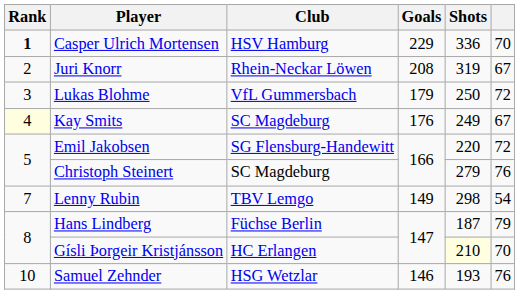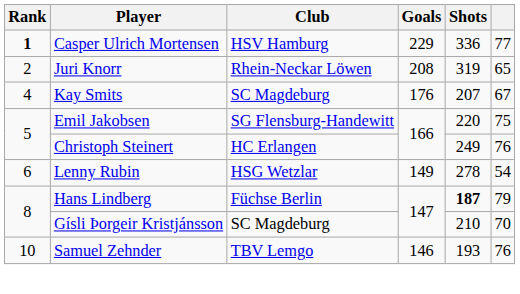(503, 43) 70 -> (503, 43) 77
(503, 69) 67 -> (503, 69) 65
- row: (102, 95)
(27, 120) lightyellow background -> (27, 95) no background
(468, 120) 249 -> (468, 95) 207
(503, 146) 72 -> (503, 120) 75
(280, 172) SC Magdeburg -> (274, 146) HC Erlangen
(468, 172) 279 -> (468, 146) 249
(27, 198) 7 -> (27, 172) 6
(272, 198) TBV Lemgo -> (274, 172) HSG Wetzlar
(468, 198) 298 -> (468, 172) 278
(468, 224) normal -> (468, 198) bold
(274, 250) HC Erlangen -> (280, 224) SC Magdeburg
(468, 250) lightyellow background -> (468, 224) no background
(274, 276) HSG Wetzlar -> (272, 250) TBV Lemgo
